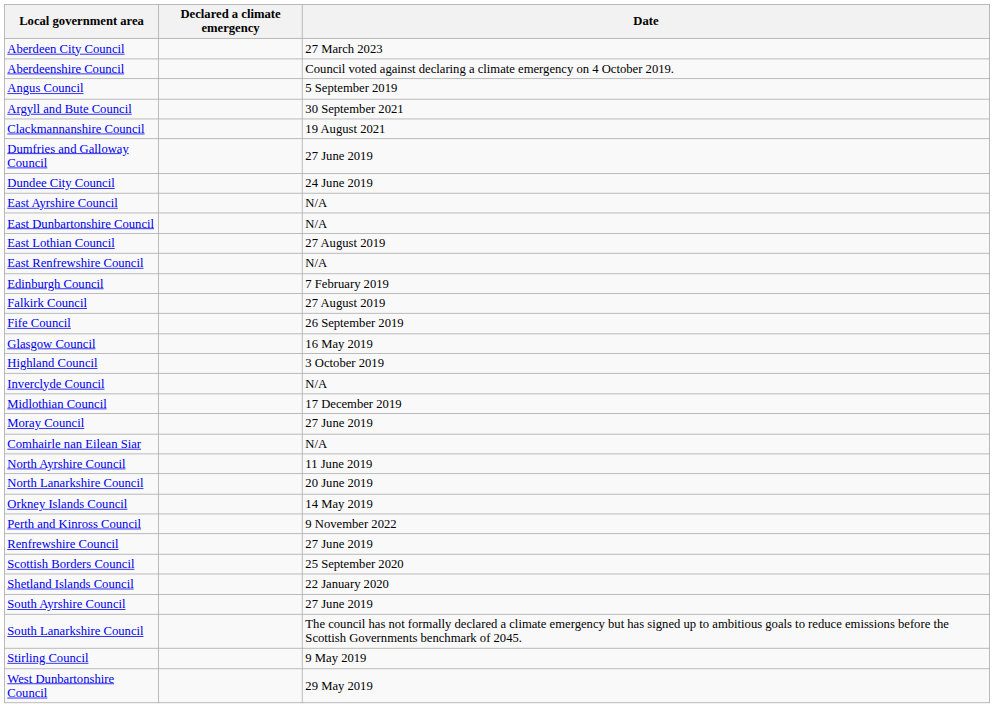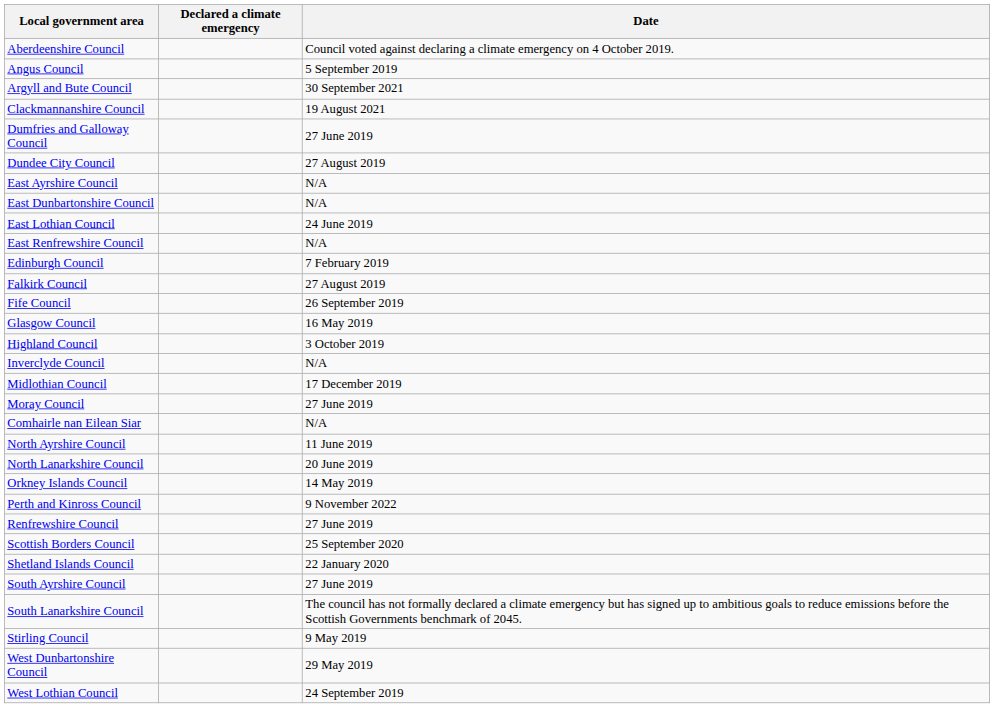- row: (66, 48)
(339, 183) 24 June 2019 -> (345, 163) 27 August 2019
(345, 243) 27 August 2019 -> (339, 223) 24 June 2019
+ row: (63, 692)
